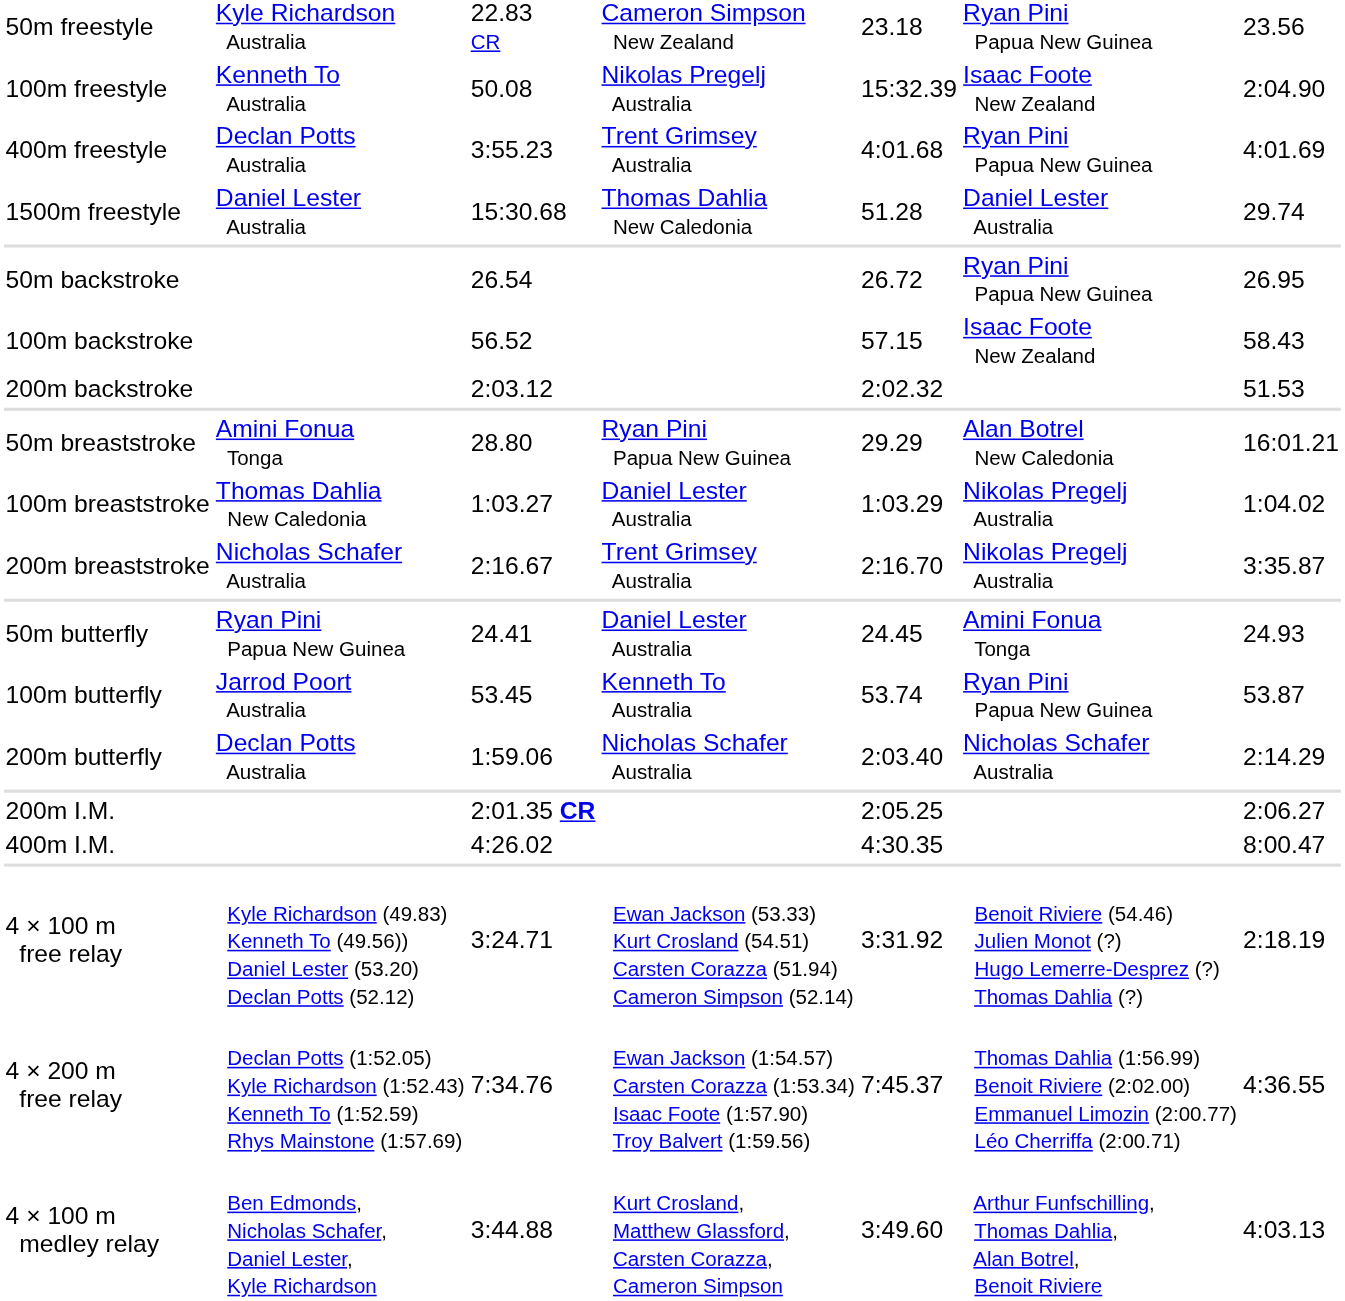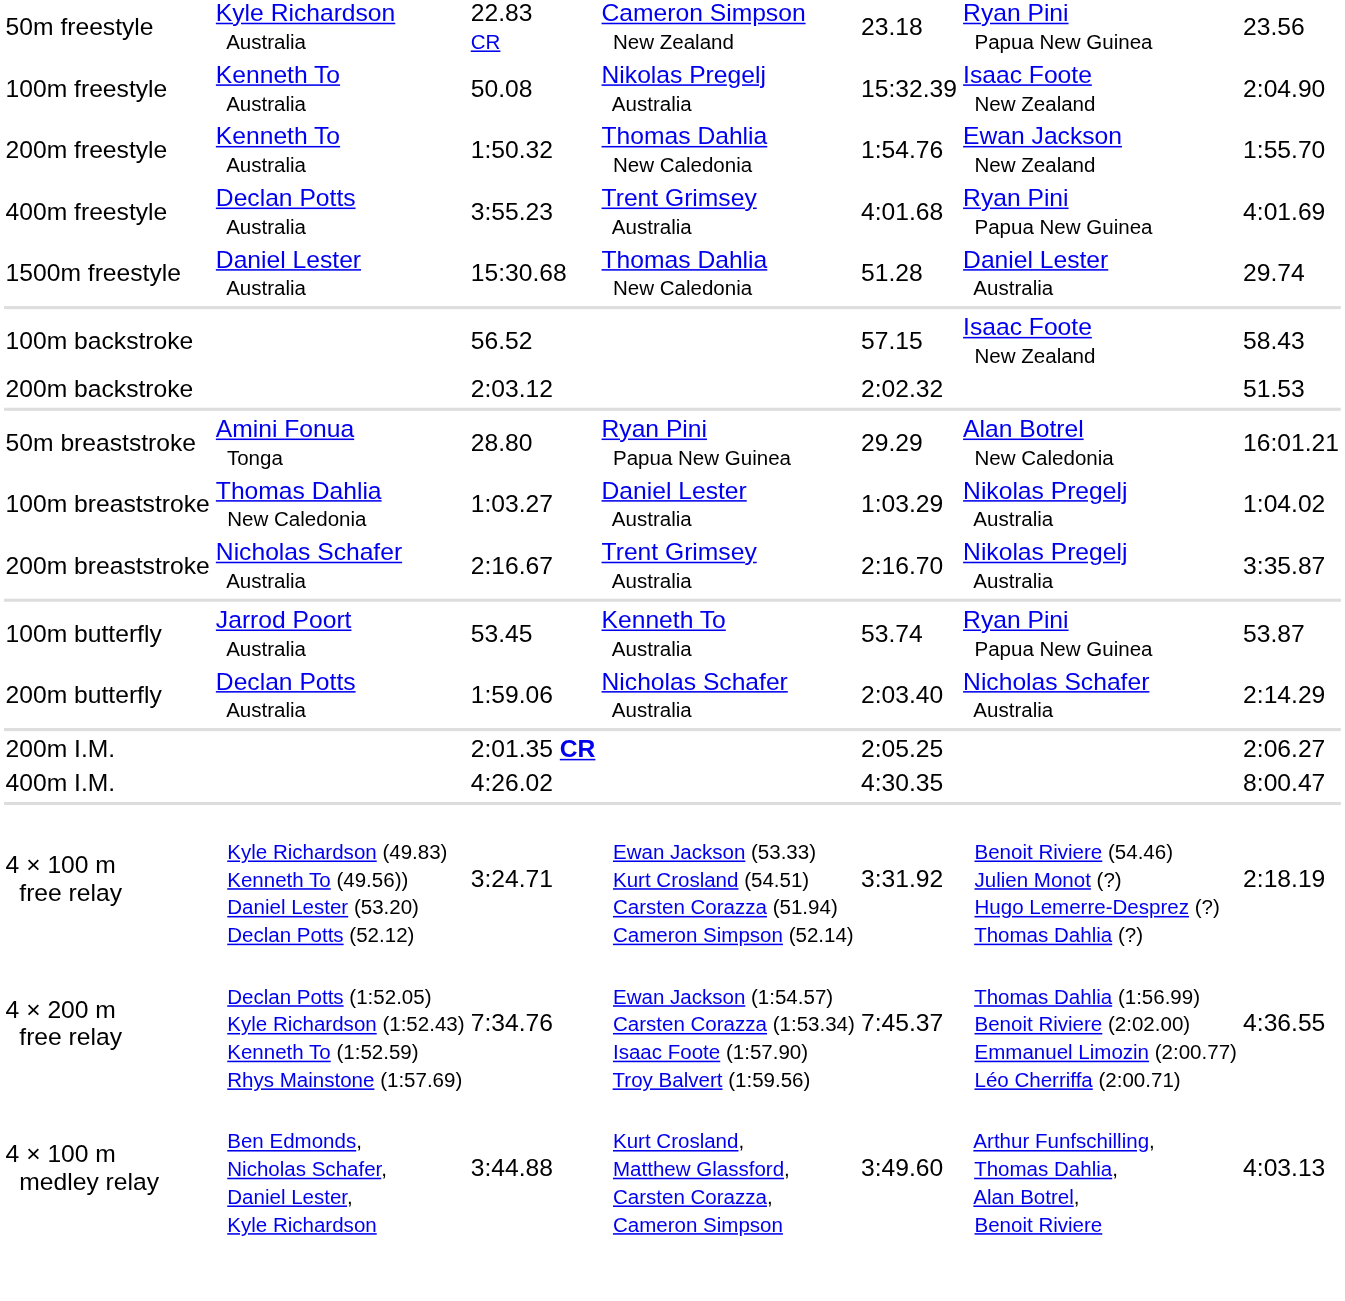+ row: (86, 150)
- row: (93, 279)
- row: (77, 633)
